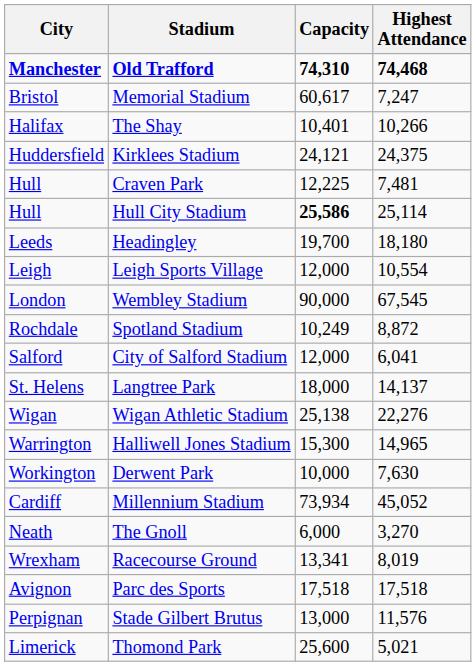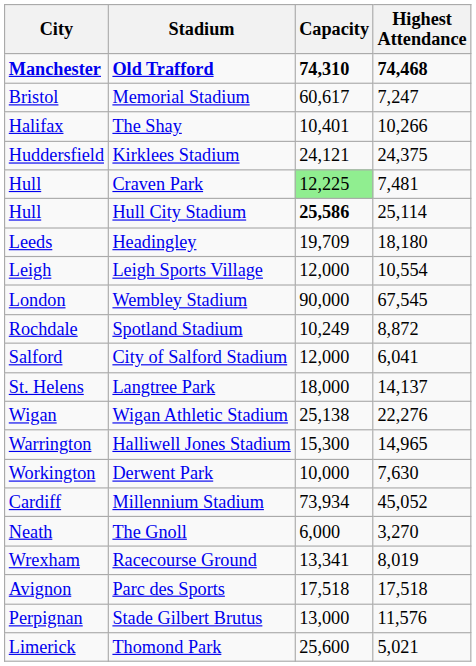(324, 184) no background -> (324, 184) lightgreen background
(324, 241) 19,700 -> (324, 241) 19,709
